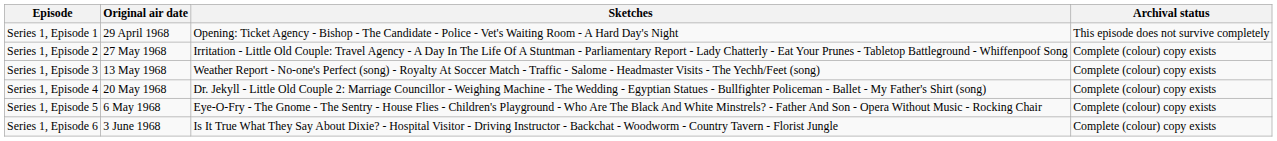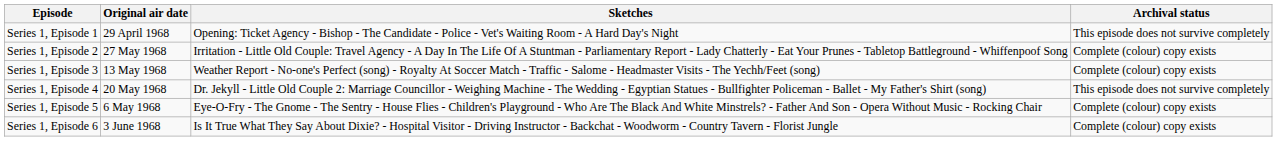(1145, 88) Complete (colour) copy exists -> (1171, 88) This episode does not survive completely
